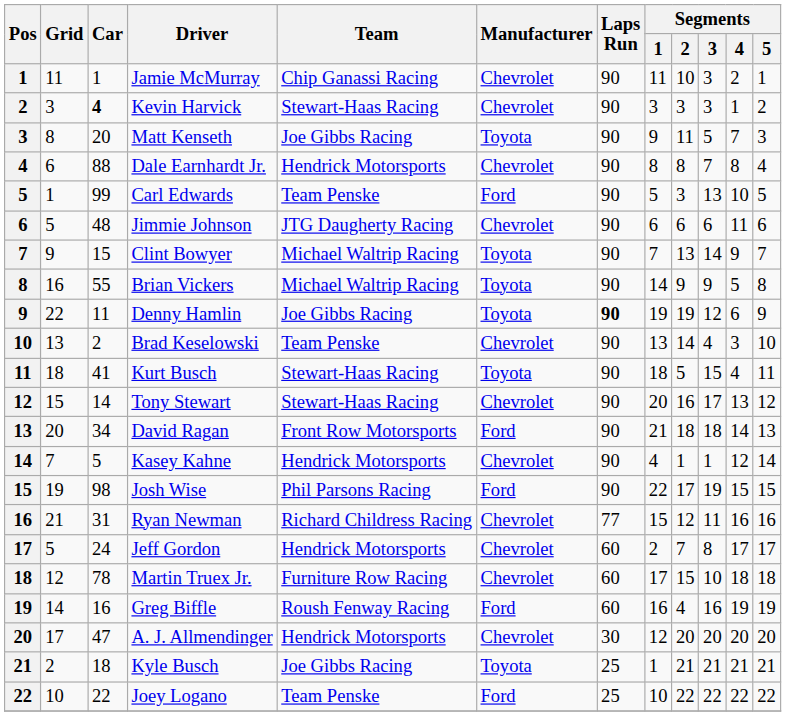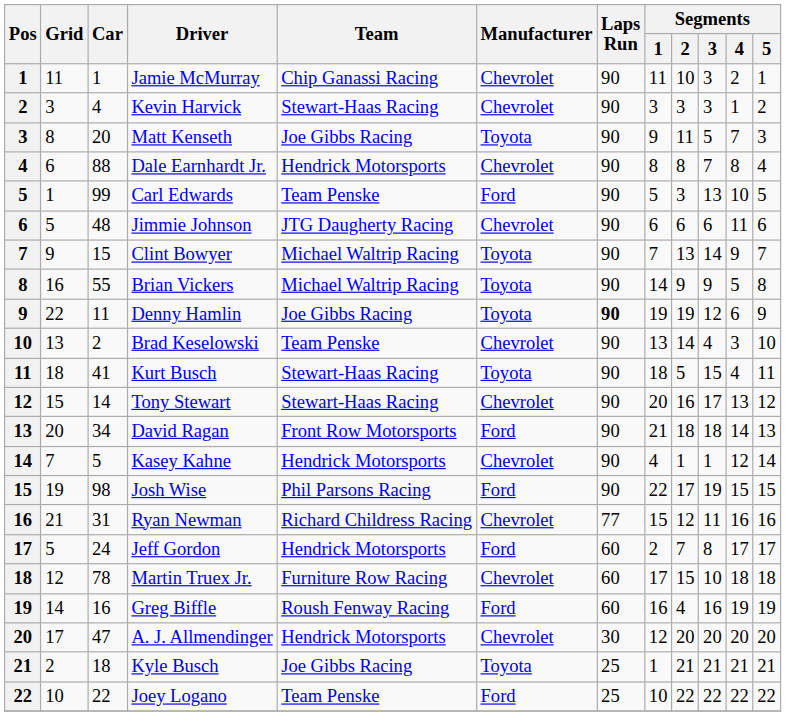(97, 107) bold -> (97, 107) normal
(517, 549) Chevrolet -> (498, 549) Ford
